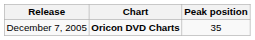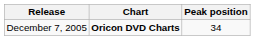(216, 27) 35 -> (216, 27) 34
